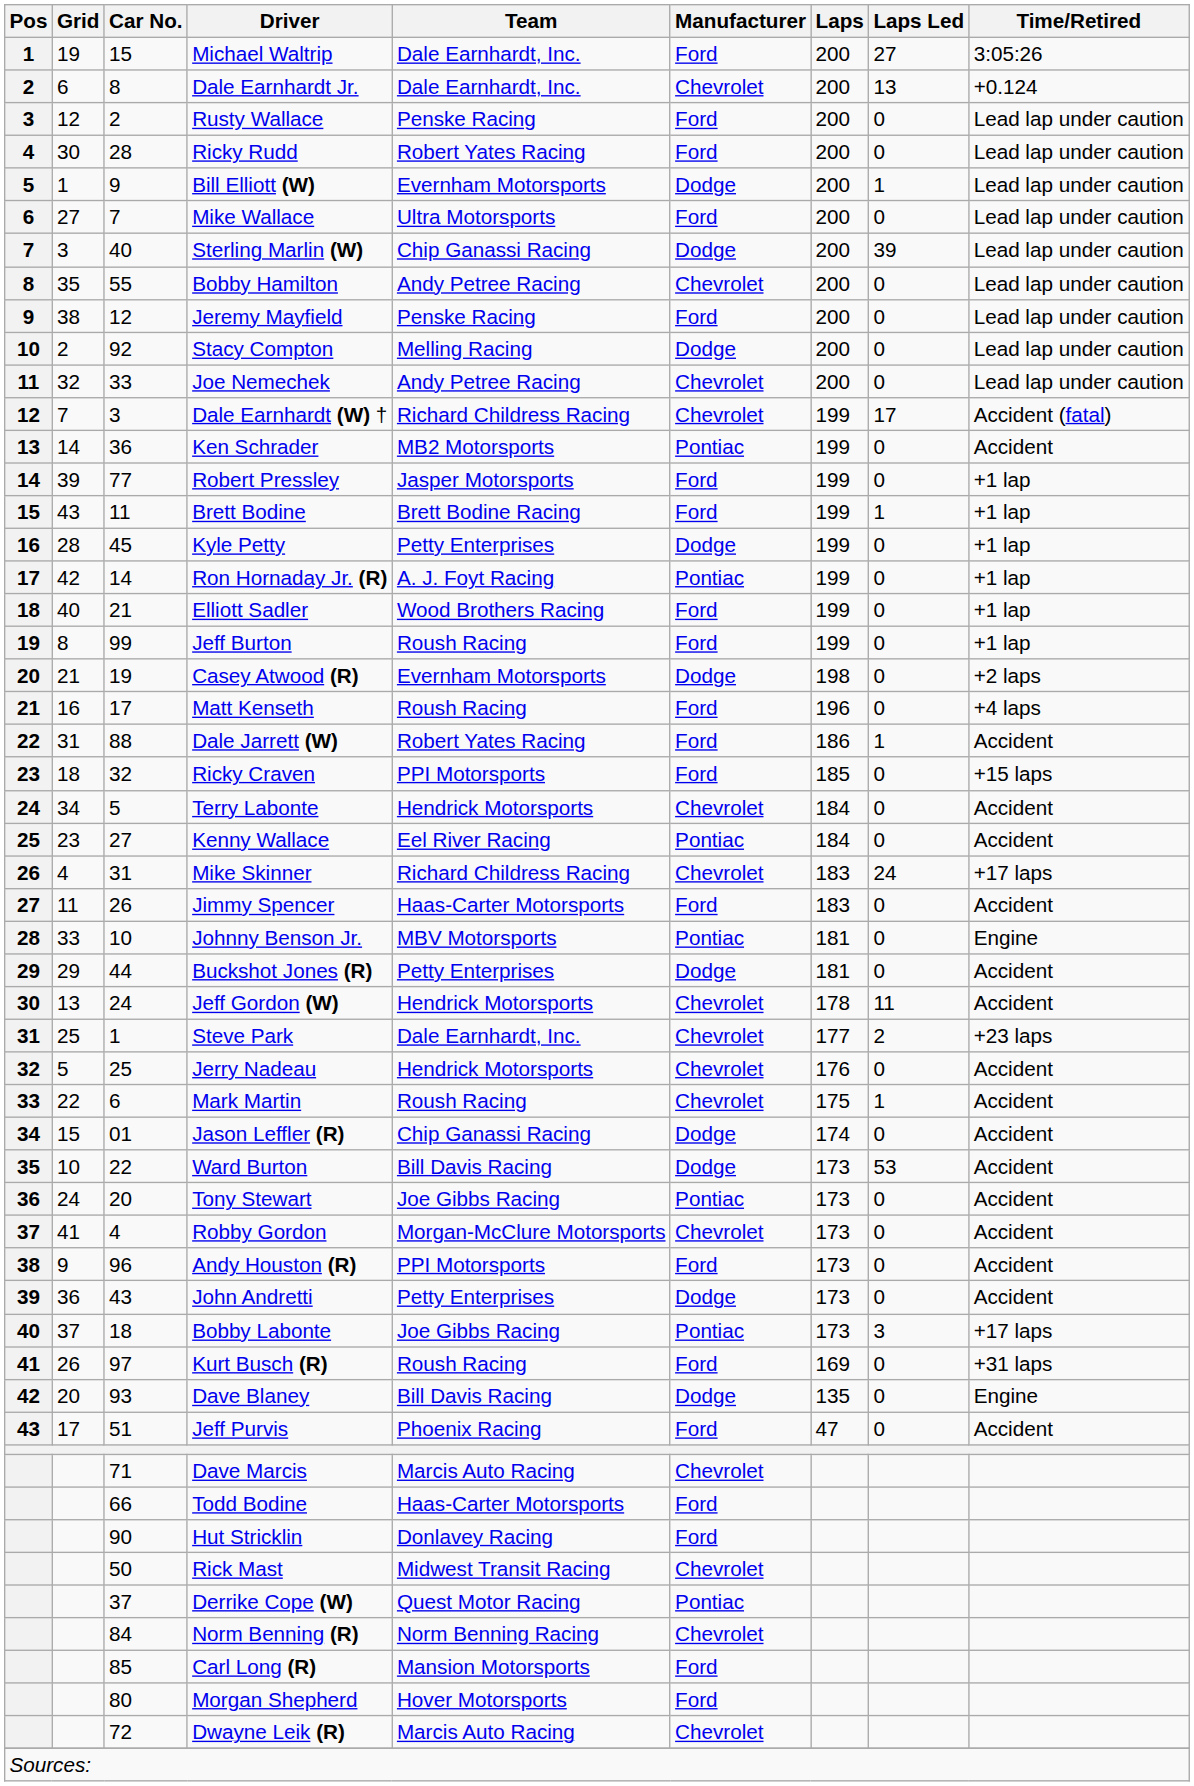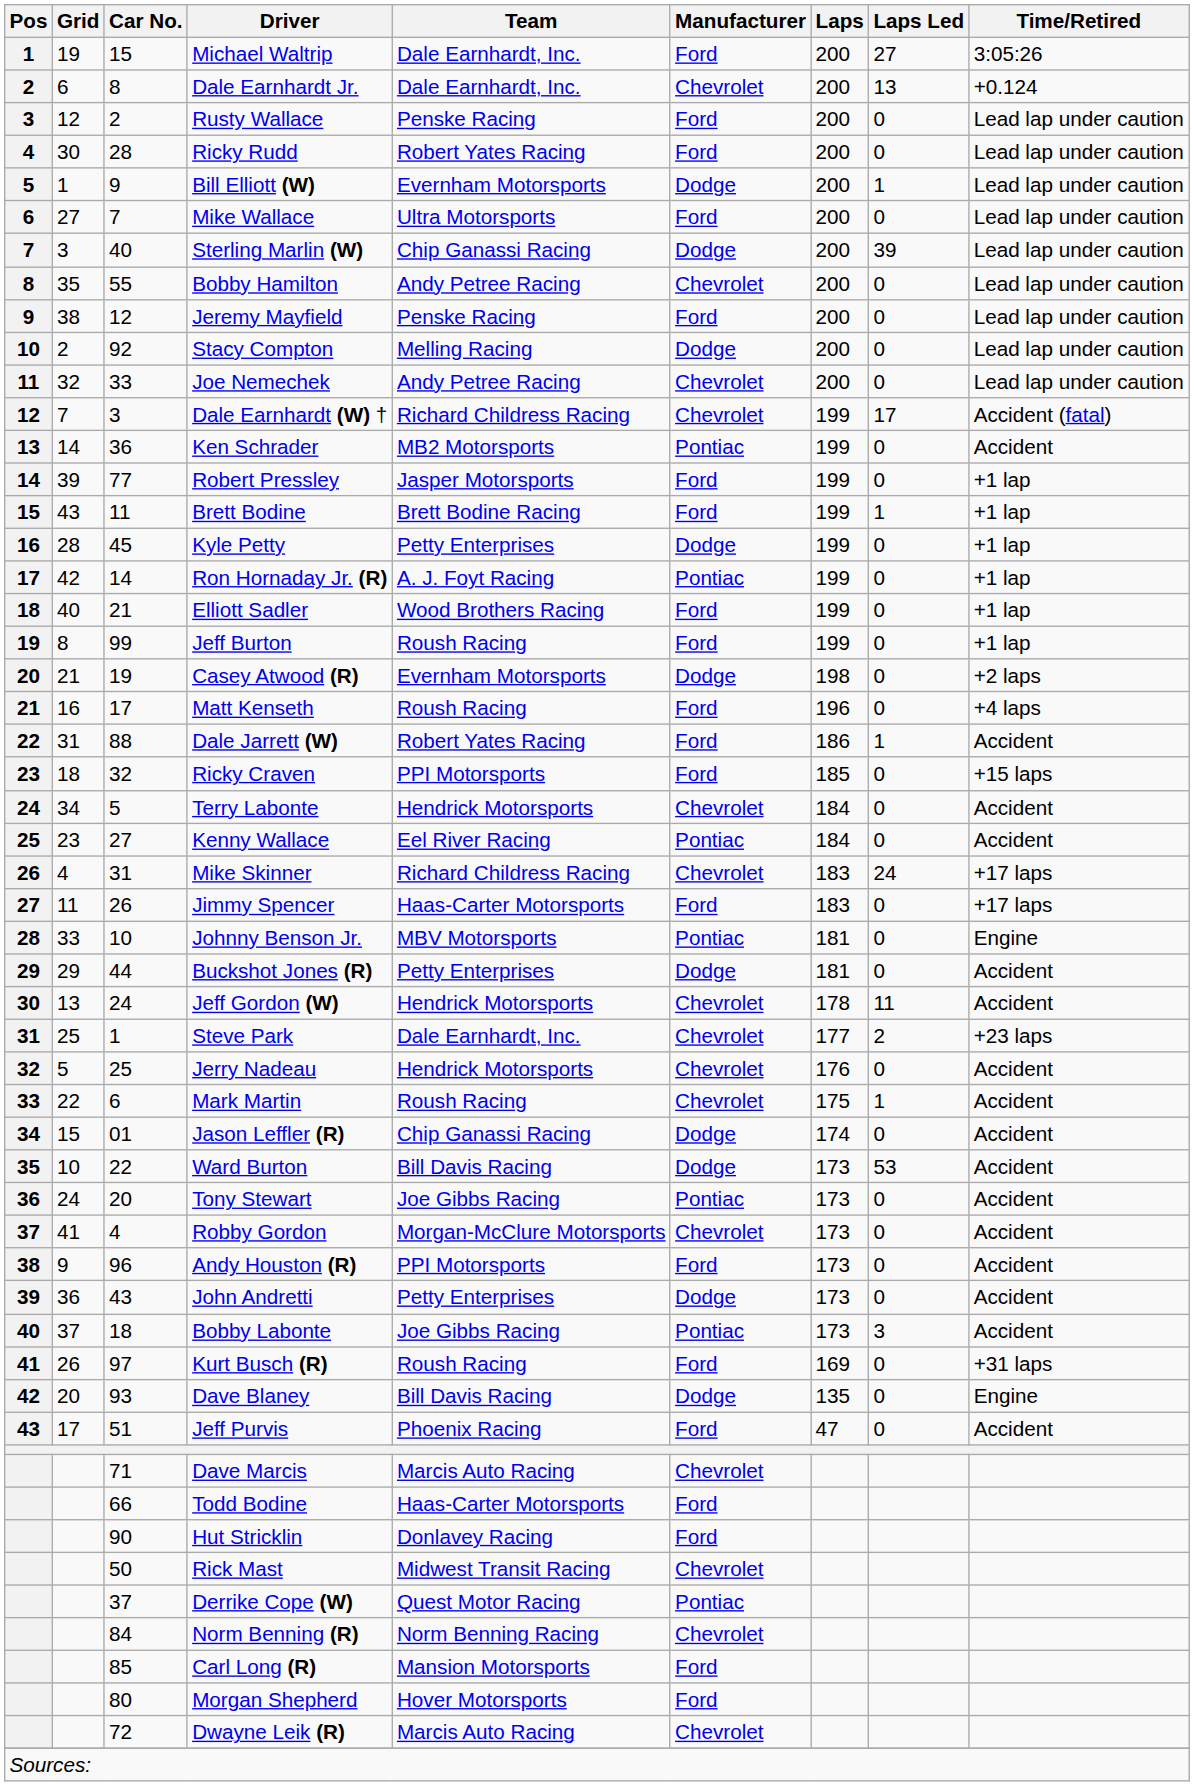(1013, 905) Accident -> (1013, 905) +17 laps
(1013, 1330) +17 laps -> (1013, 1330) Accident
